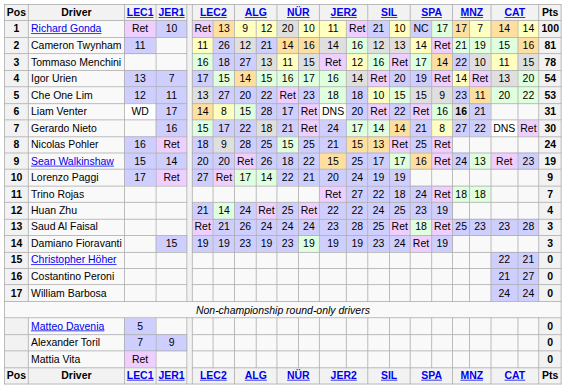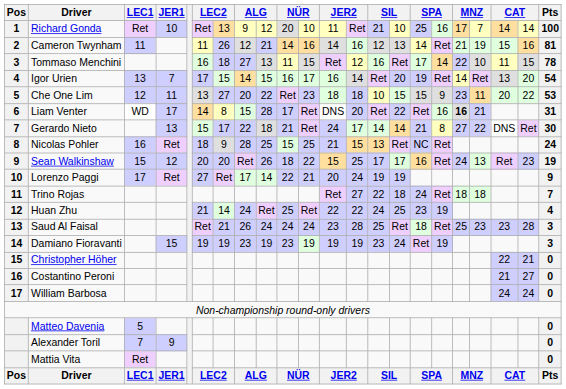(421, 29) NC -> (421, 29) 25
(442, 29) 17 -> (442, 29) 16
(172, 128) 16 -> (172, 128) 13
(421, 144) 25 -> (421, 144) NC
(172, 161) 14 -> (172, 161) 12
